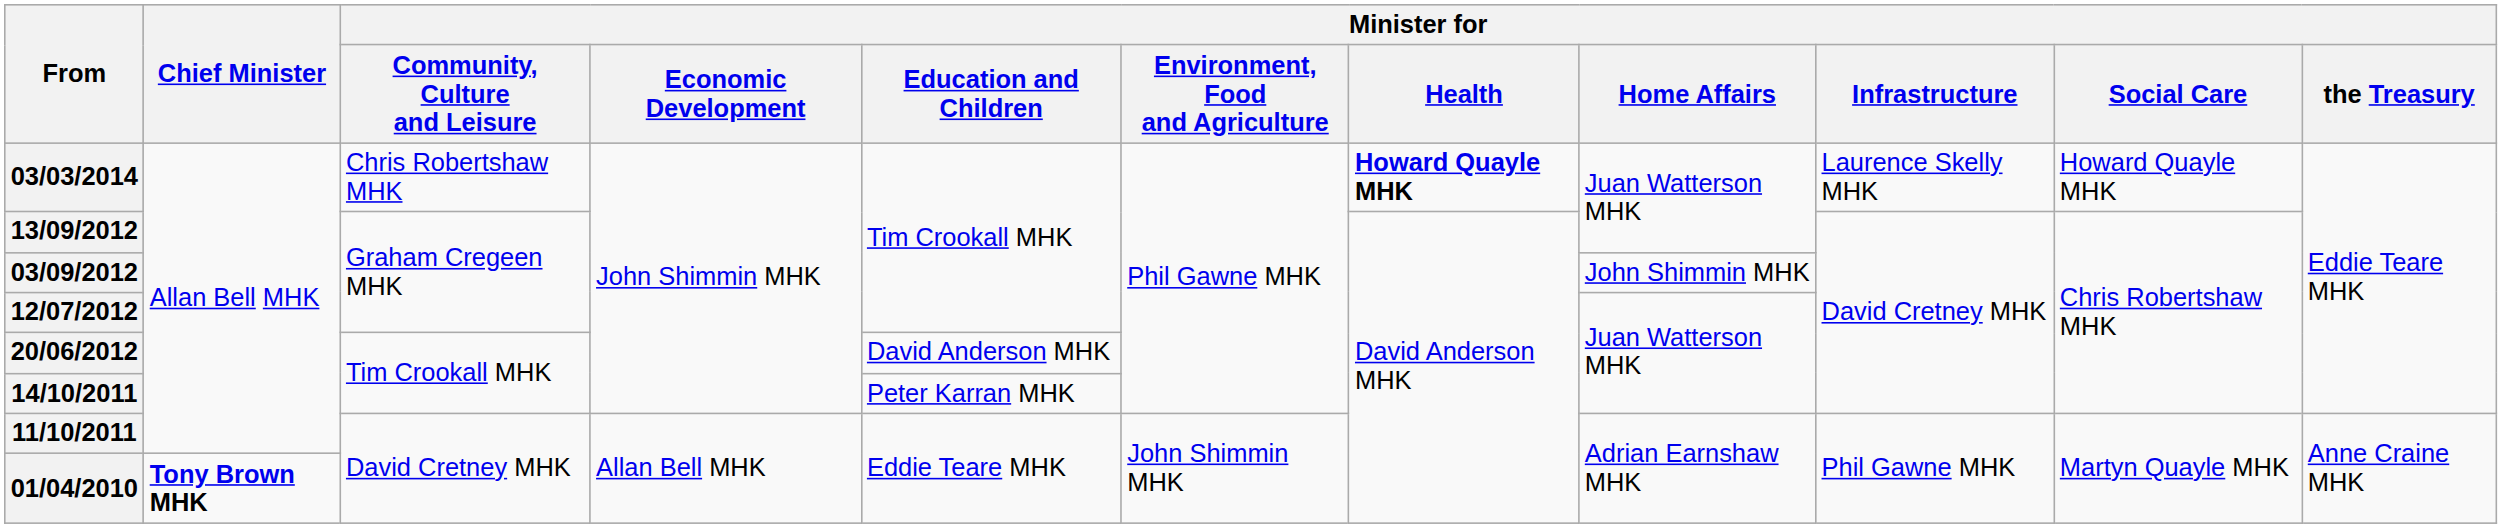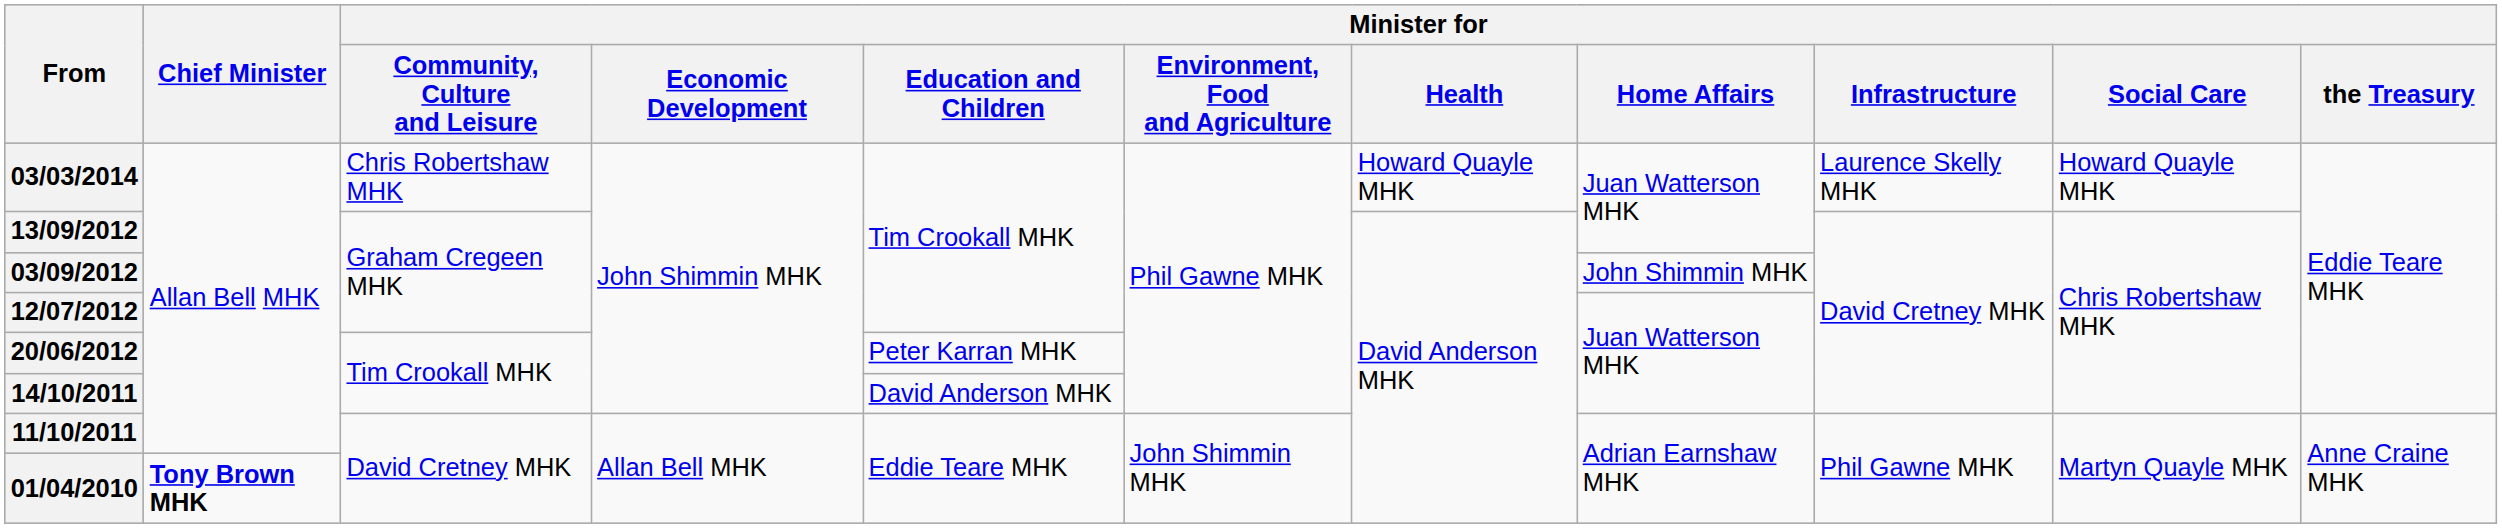(1448, 176) bold -> (1445, 176) normal
(989, 352) David Anderson MHK -> (973, 352) Peter Karran MHK
(971, 392) Peter Karran MHK -> (990, 392) David Anderson MHK
